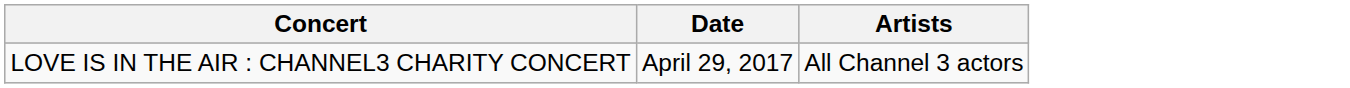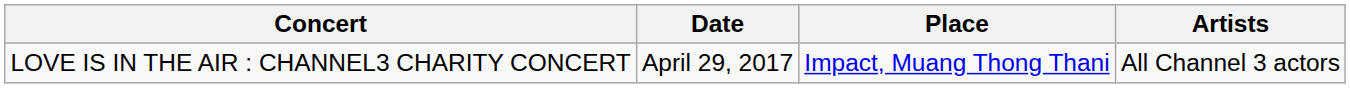+ column: (957, 23)
